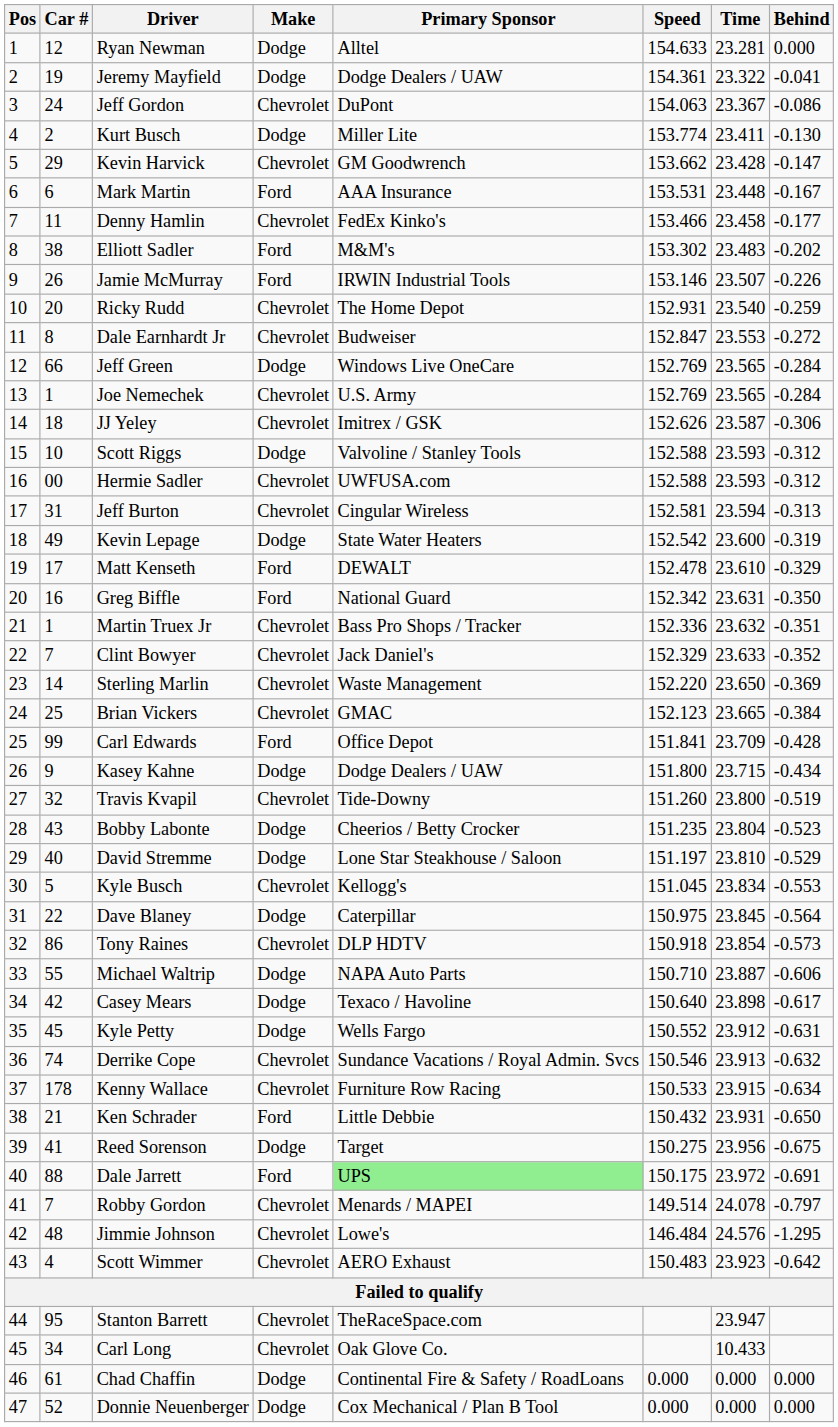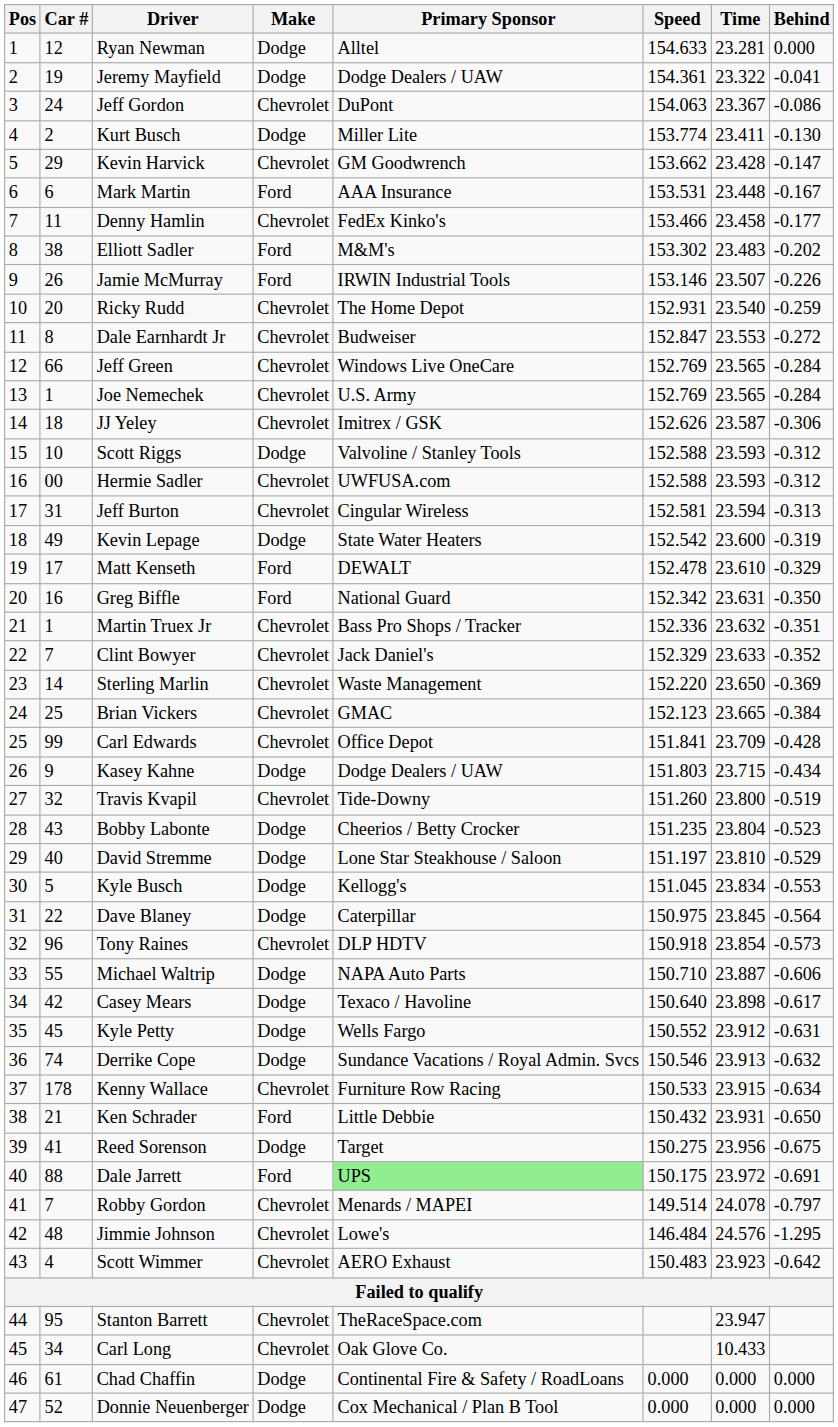(282, 366) Dodge -> (293, 366) Chevrolet
(274, 742) Ford -> (293, 742) Chevrolet
(677, 771) 151.800 -> (677, 771) 151.803
(293, 886) Chevrolet -> (282, 886) Dodge
(54, 944) 86 -> (54, 944) 96
(293, 1060) Chevrolet -> (282, 1060) Dodge
